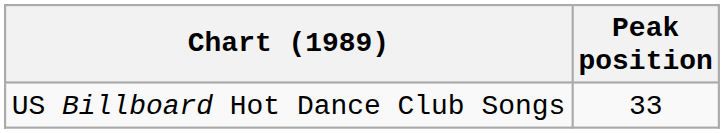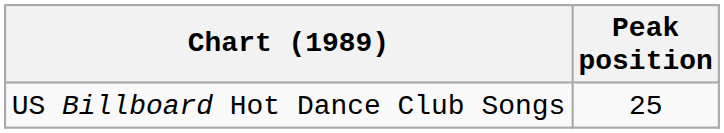(646, 106) 33 -> (646, 106) 25
